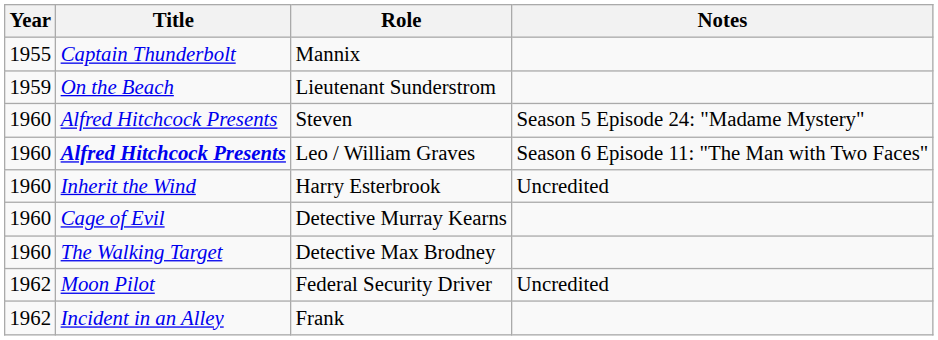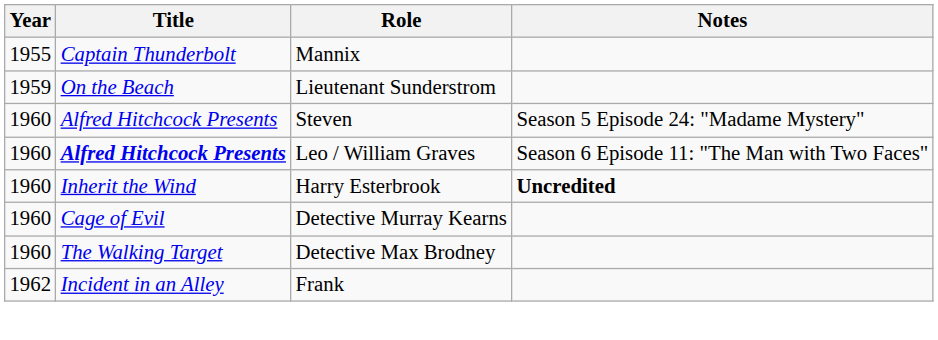(563, 185) normal -> (566, 185) bold
- row: (394, 284)
